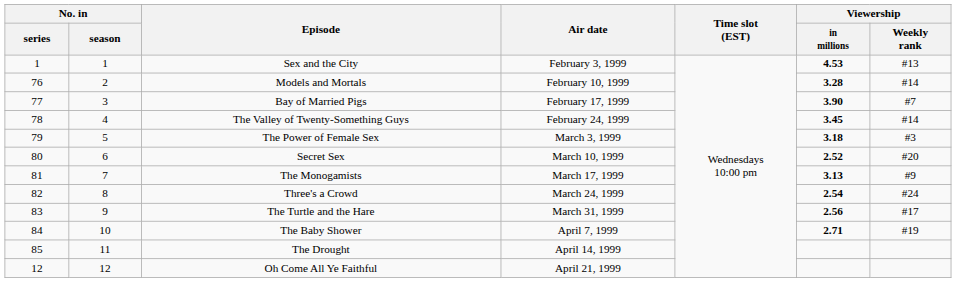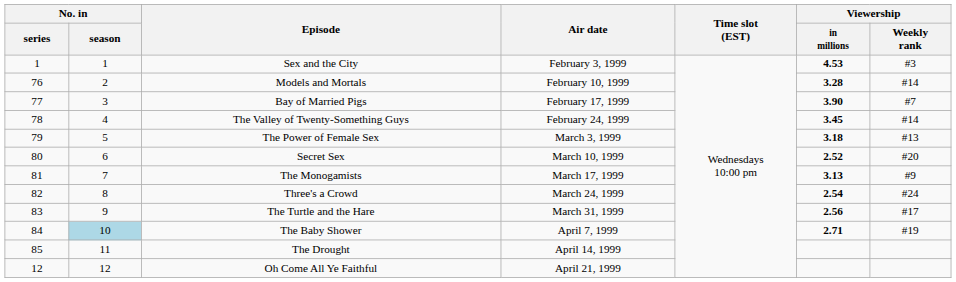(910, 64) #13 -> (910, 64) #3
(910, 138) #3 -> (910, 138) #13
(105, 231) no background -> (105, 231) lightblue background
